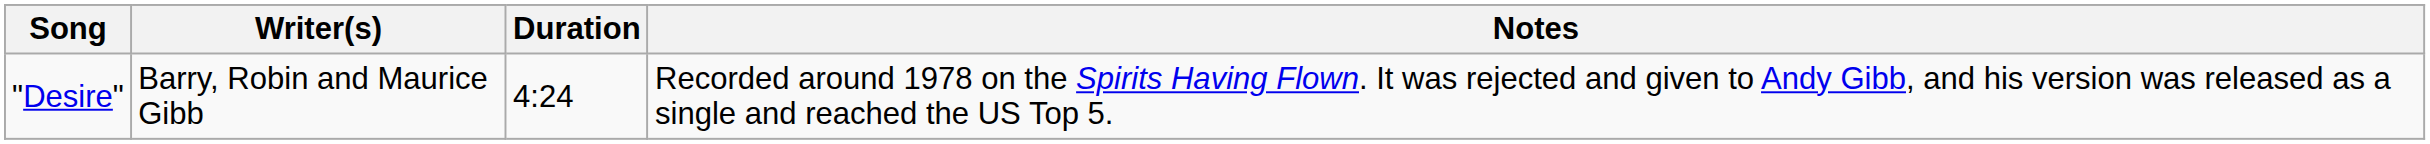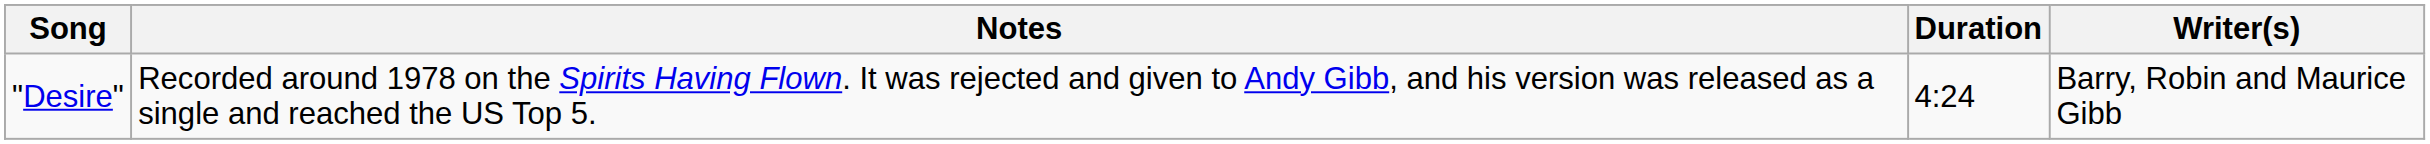columns swapped: (318, 29) <-> (1536, 29)
